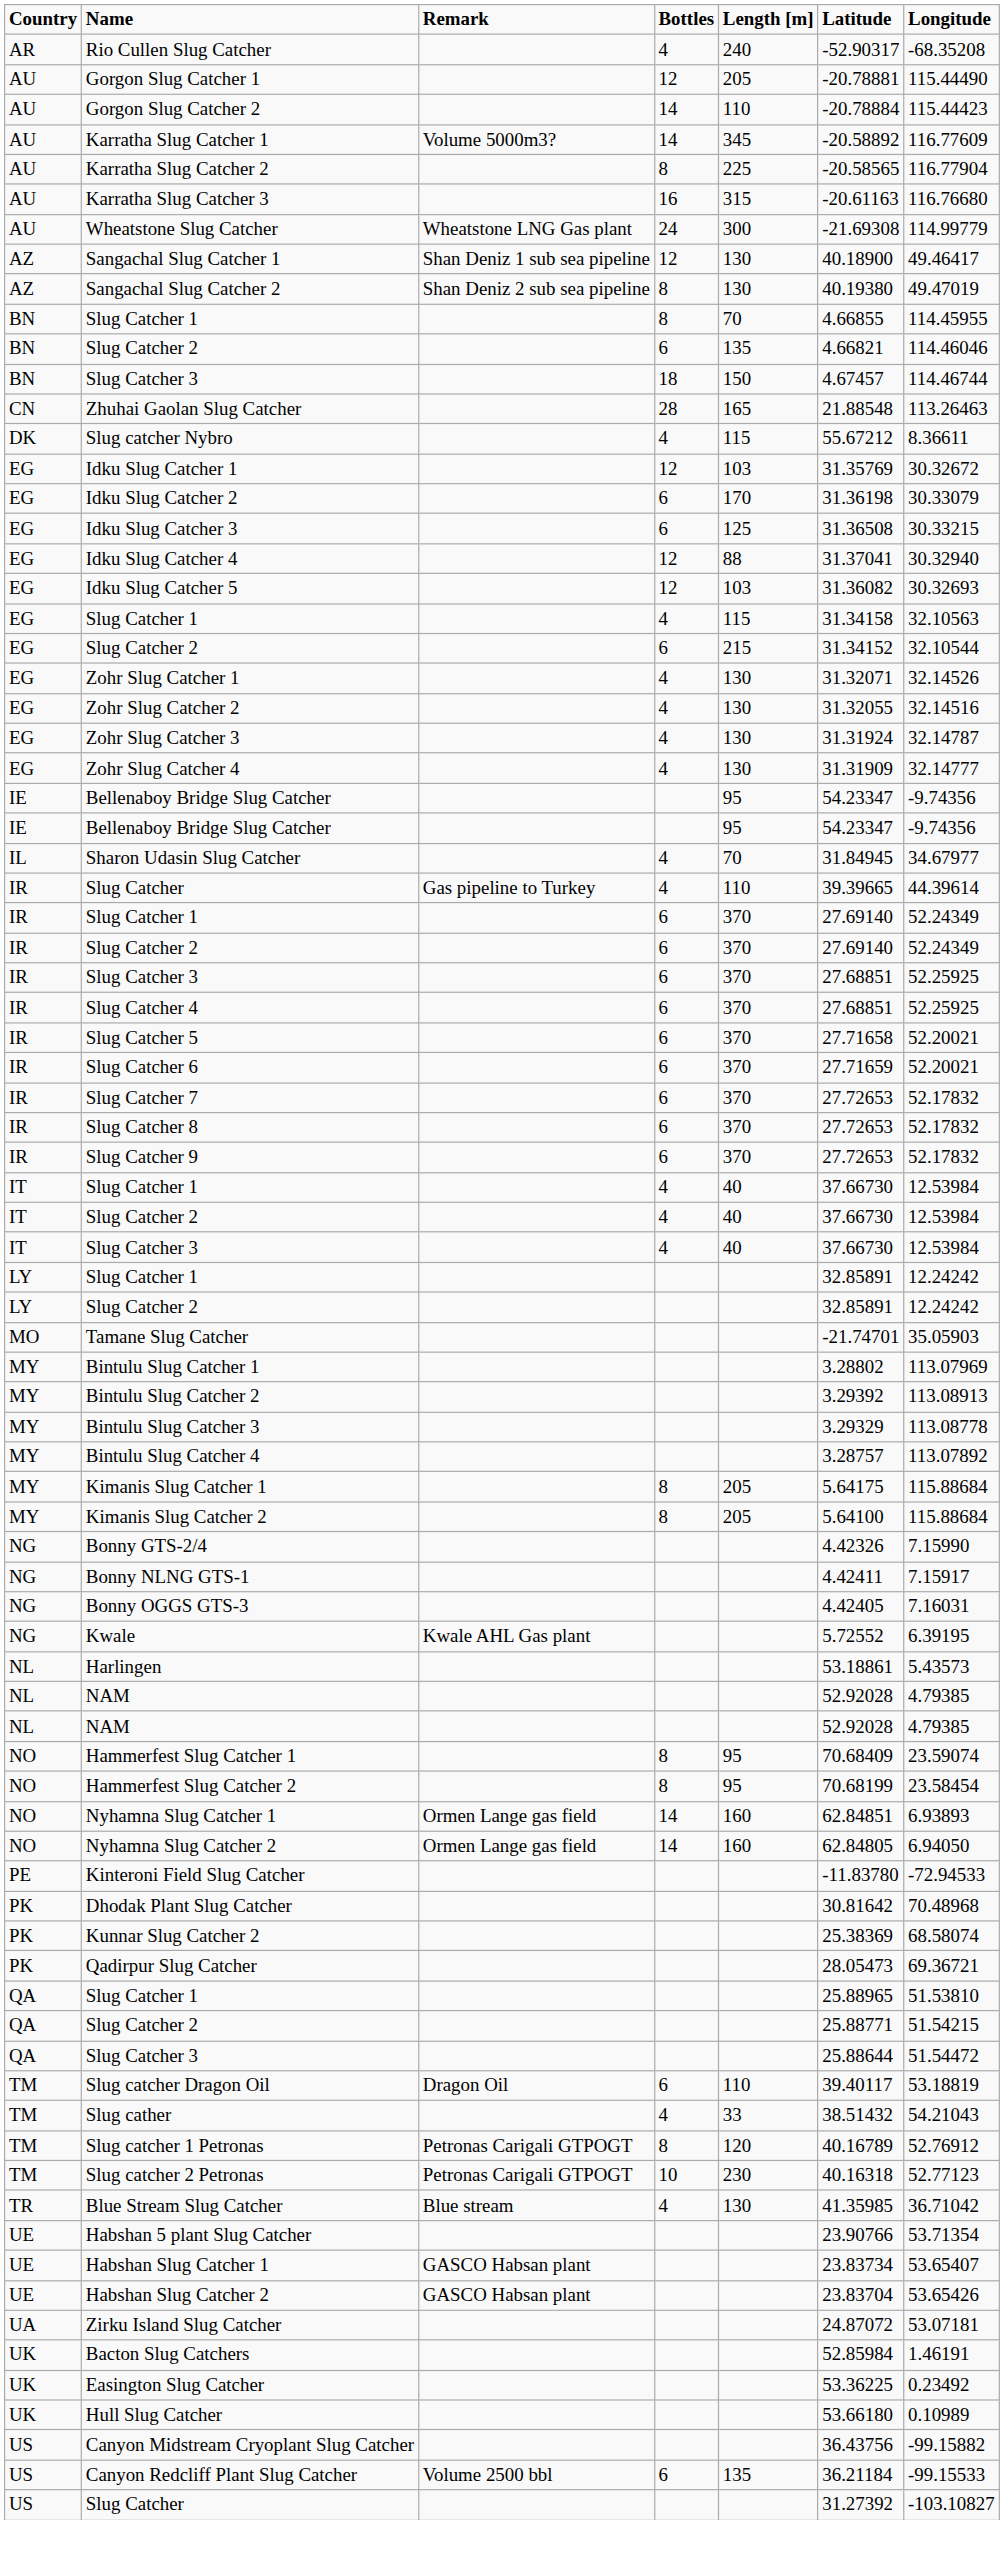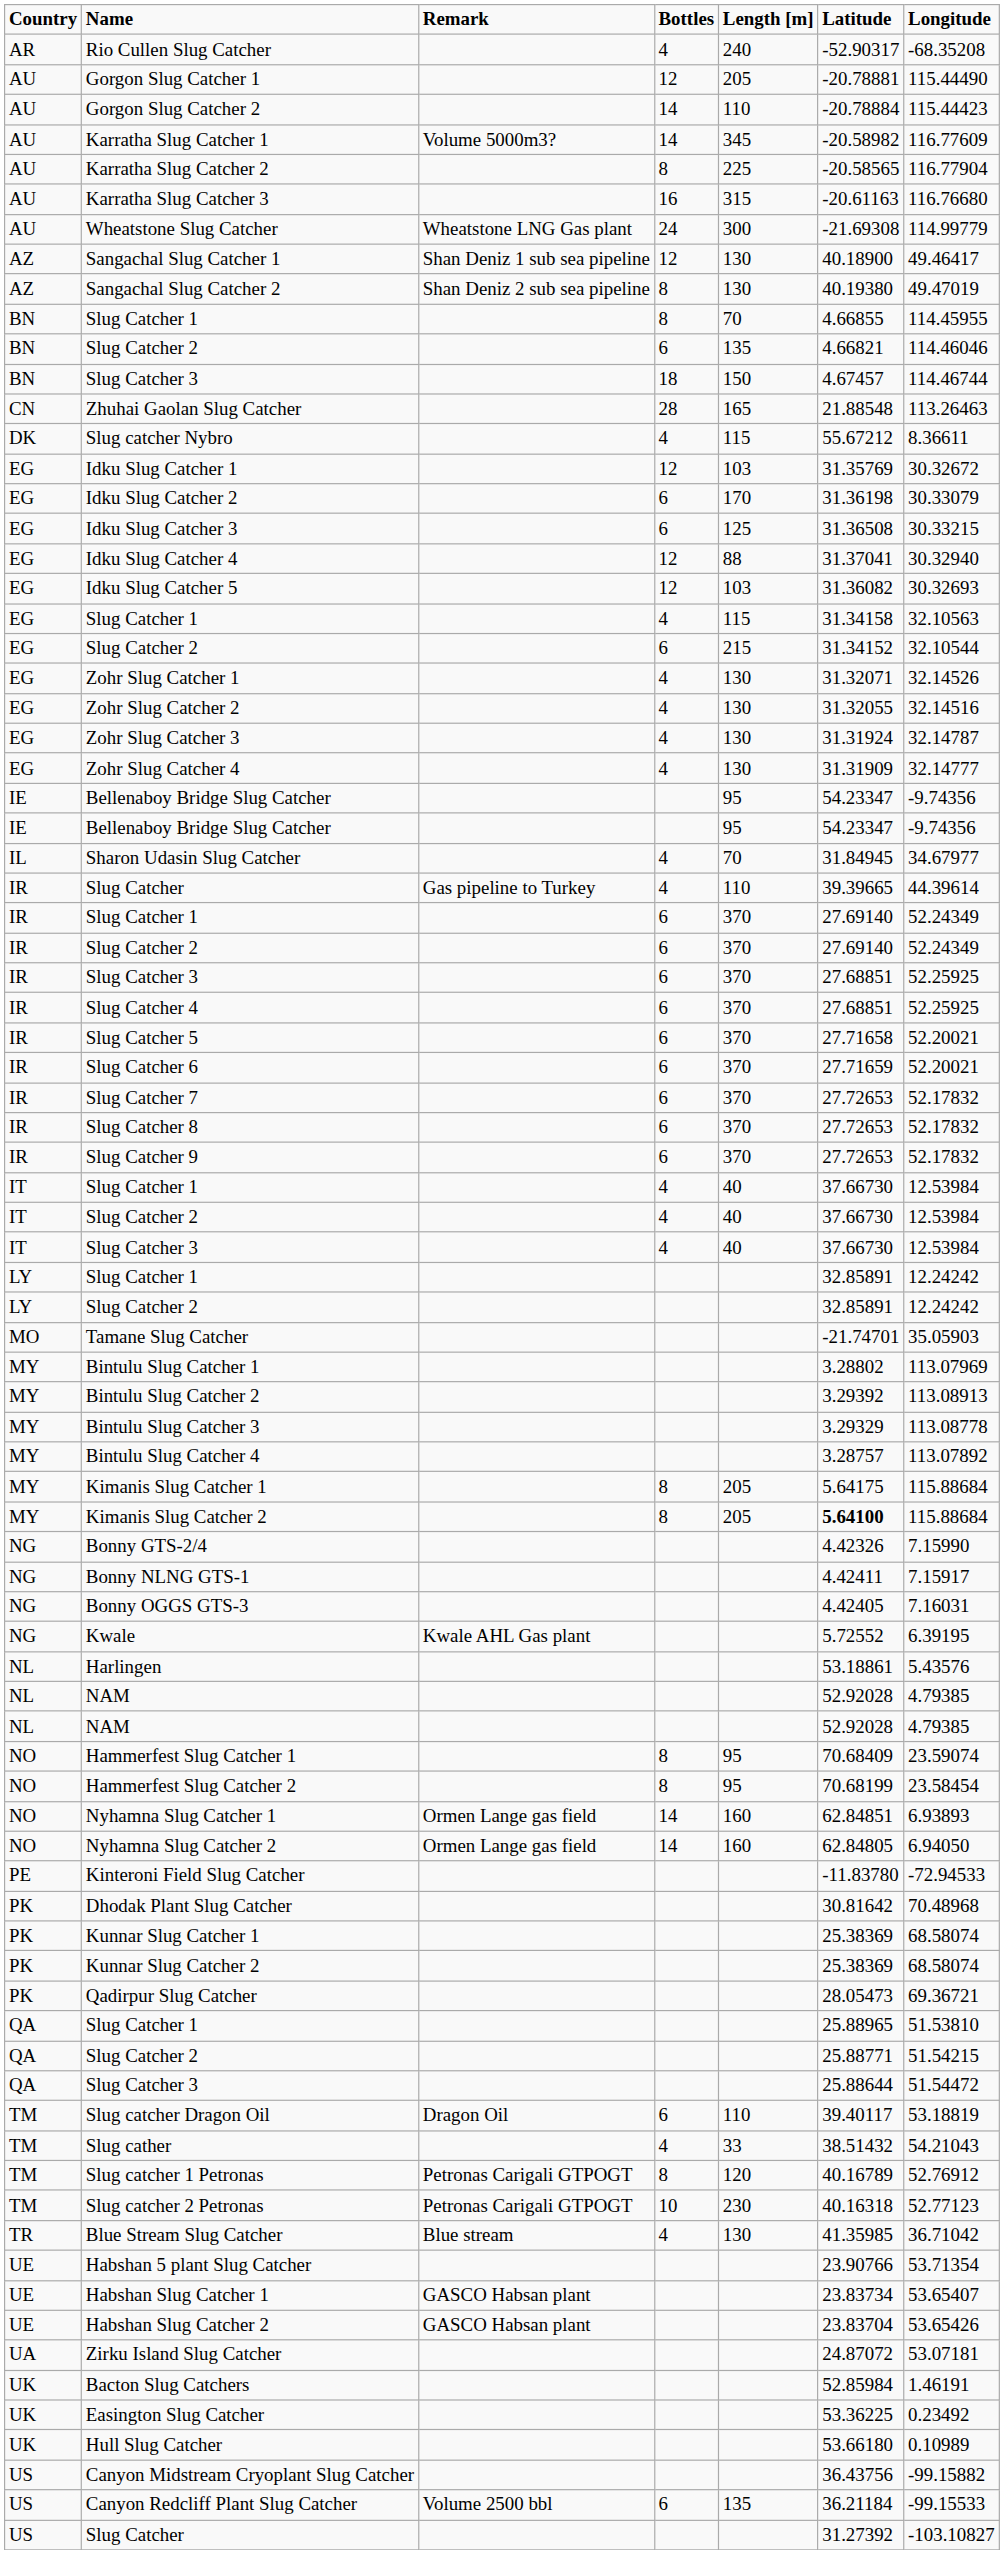(861, 139) -20.58892 -> (861, 139) -20.58982
(853, 1516) normal -> (853, 1516) bold
(939, 1666) 5.43573 -> (939, 1666) 5.43576
+ row: (21, 1935)
